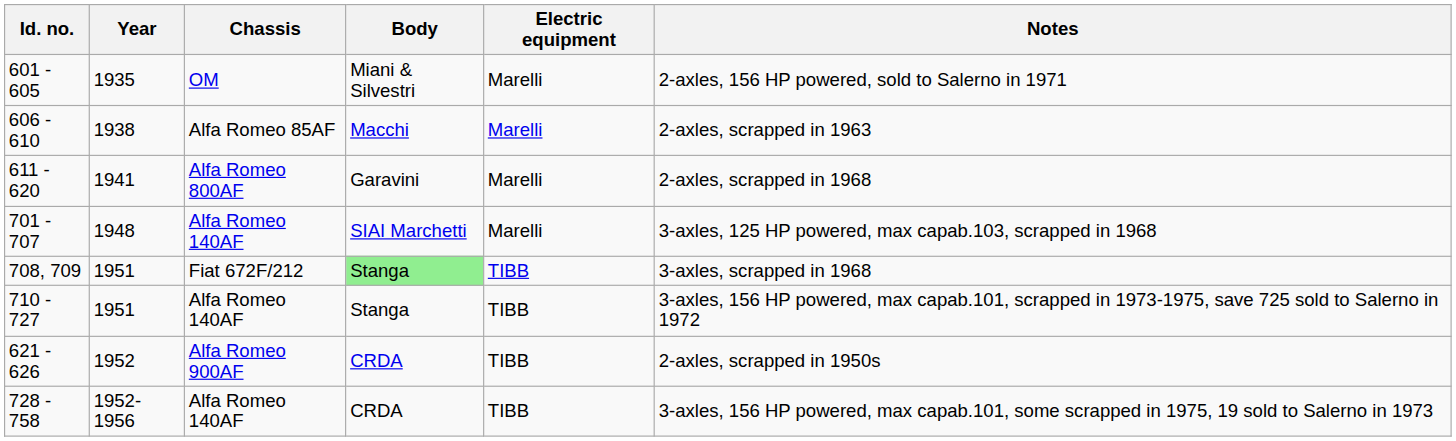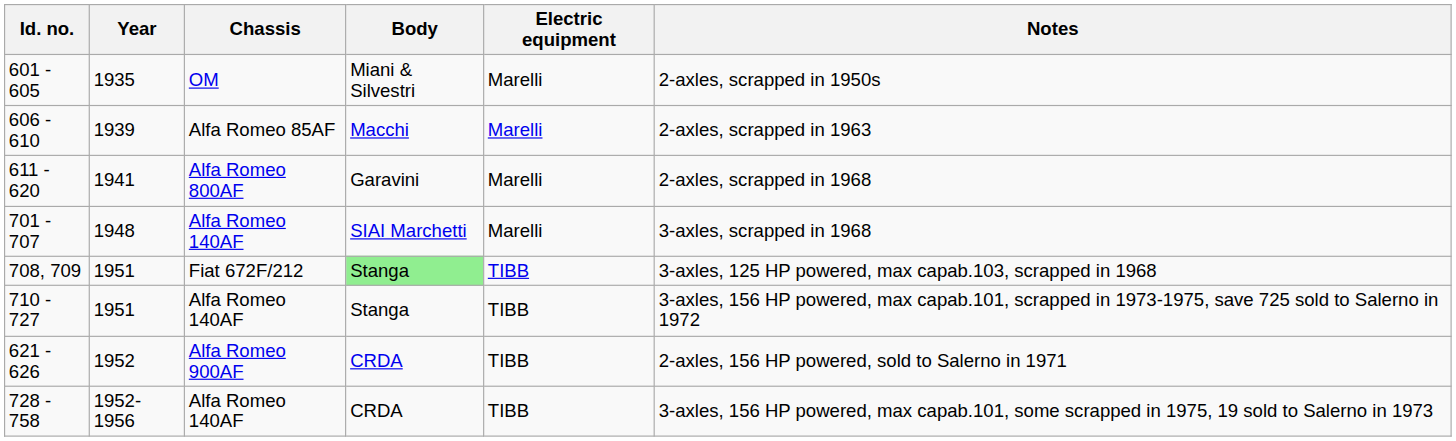(863, 79) 2-axles, 156 HP powered, sold to Salerno in 1971 -> (770, 79) 2-axles, scrapped in 1950s
(114, 130) 1938 -> (114, 130) 1939
(908, 230) 3-axles, 125 HP powered, max capab.103, scrapped in 1968 -> (765, 230) 3-axles, scrapped in 1968
(765, 270) 3-axles, scrapped in 1968 -> (908, 270) 3-axles, 125 HP powered, max capab.103, scrapped in 1968
(770, 360) 2-axles, scrapped in 1950s -> (863, 360) 2-axles, 156 HP powered, sold to Salerno in 1971
